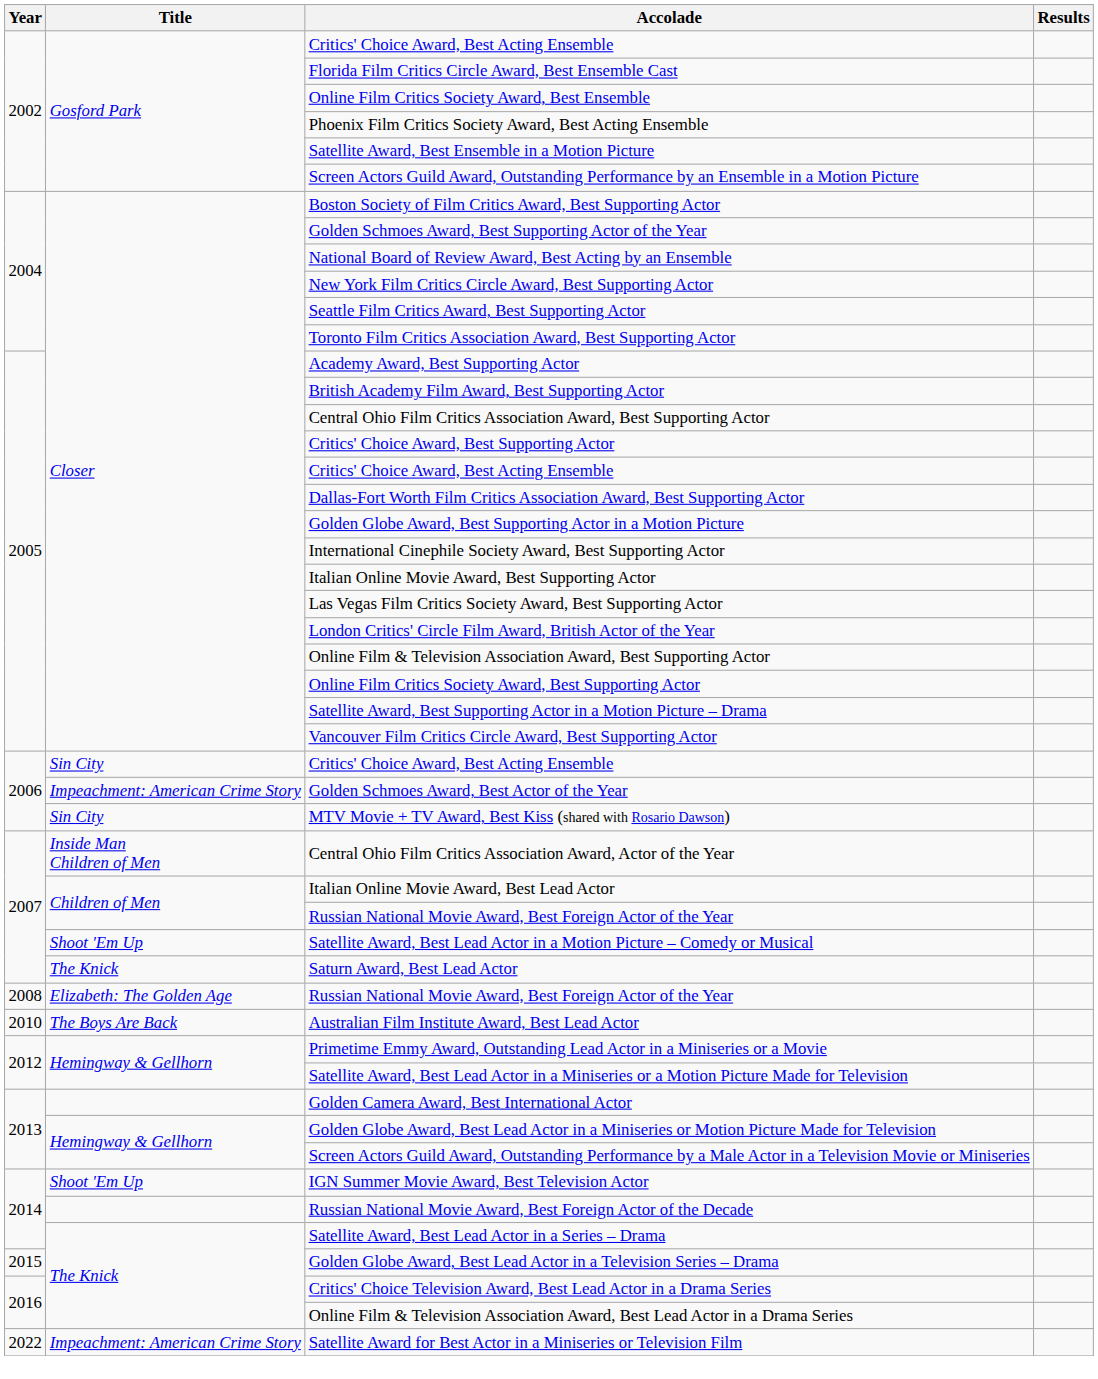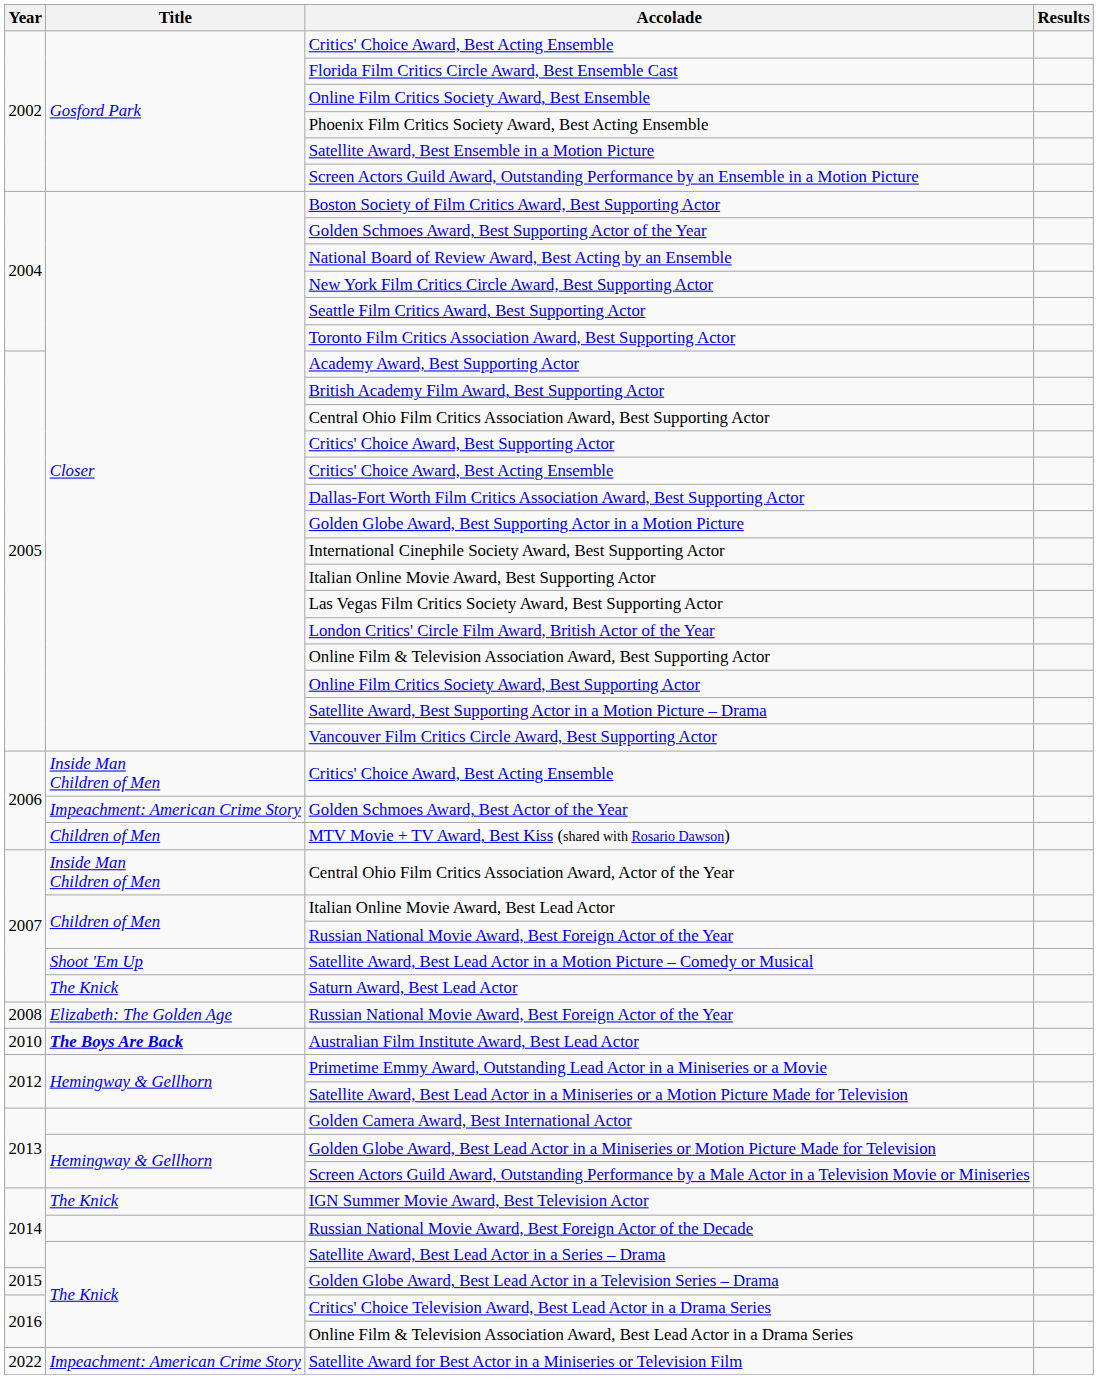(77, 763) Sin City -> (105, 773) Inside Man Children of Men
(77, 817) Sin City -> (105, 836) Children of Men
(113, 1022) normal -> (116, 1041) bold
(96, 1182) Shoot 'Em Up -> (84, 1201) The Knick
